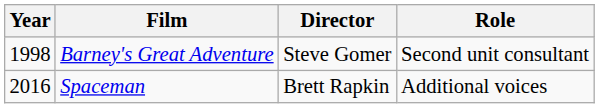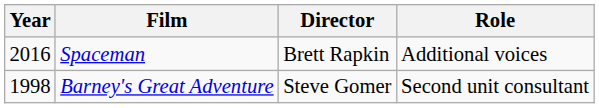rows swapped: (167, 53) <-> (103, 86)
